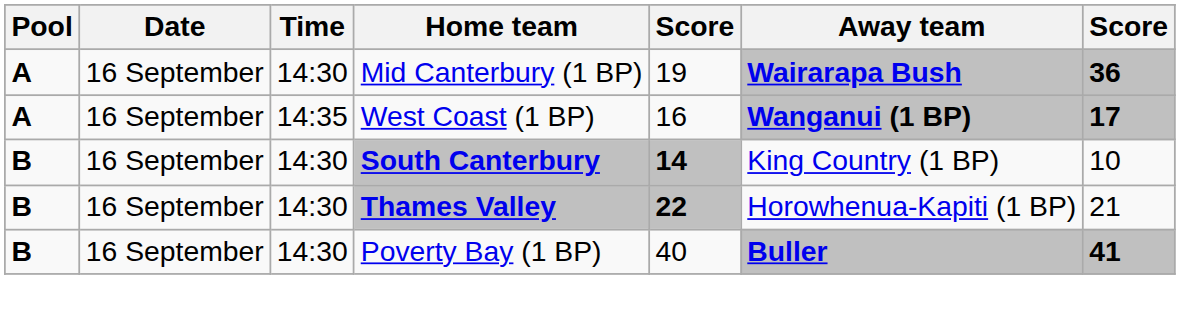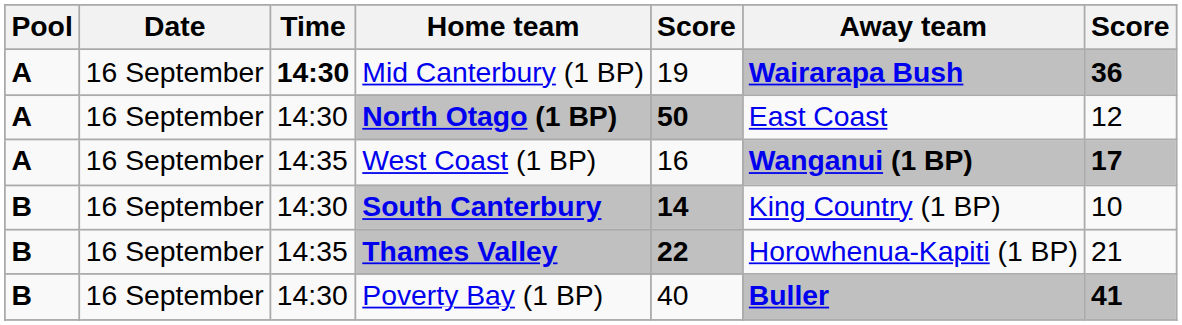(312, 71) normal -> (313, 71) bold
+ row: (490, 116)
(312, 206) 14:30 -> (312, 251) 14:35
